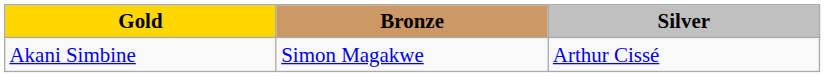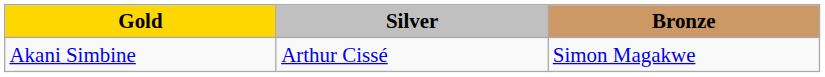columns swapped: (684, 21) <-> (412, 21)
